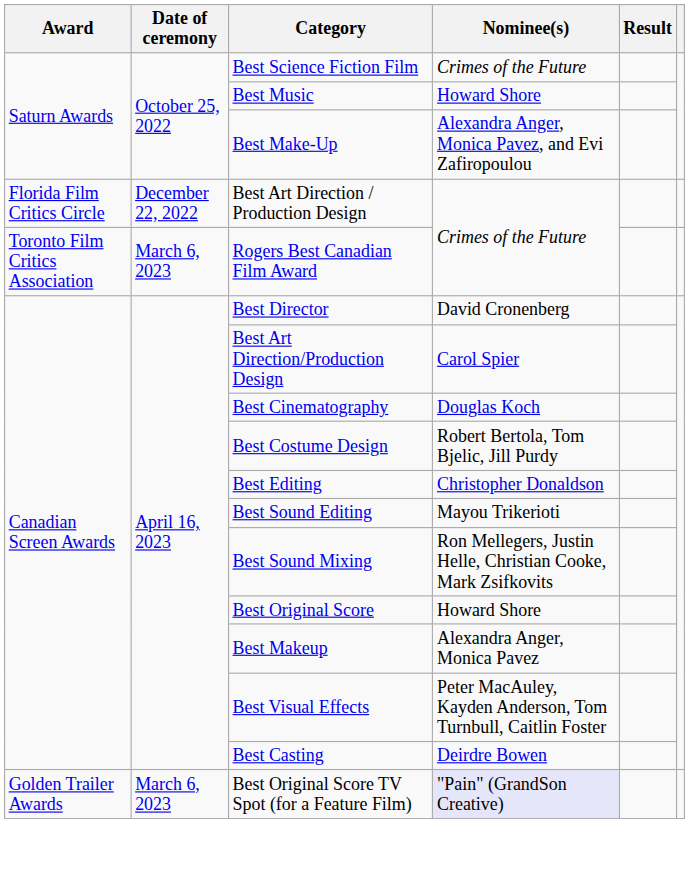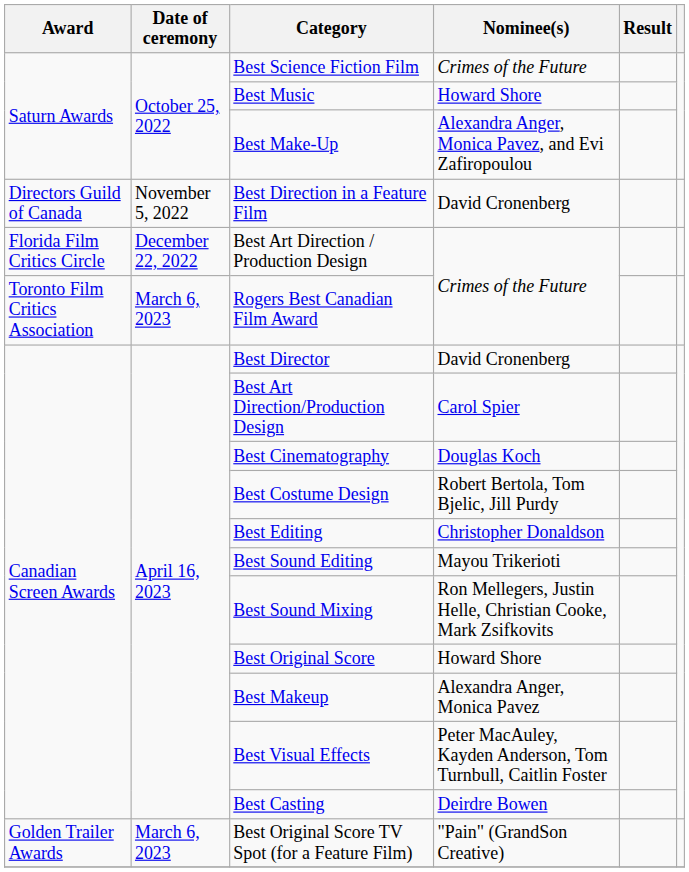+ row: (330, 202)
(502, 794) lavender background -> (502, 842) no background
